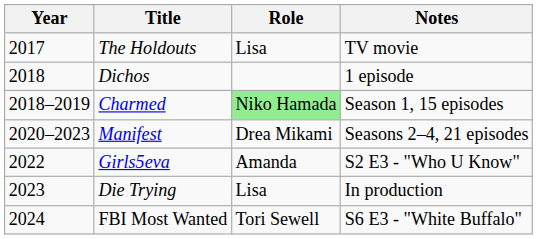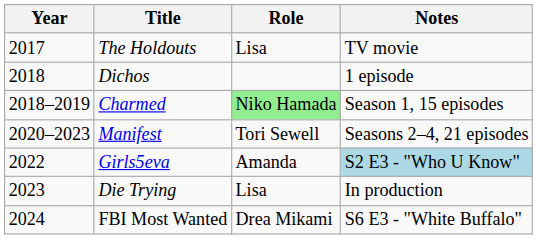(284, 133) Drea Mikami -> (277, 133) Tori Sewell
(432, 162) no background -> (432, 162) lightblue background
(277, 219) Tori Sewell -> (284, 219) Drea Mikami
